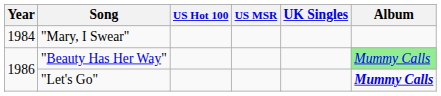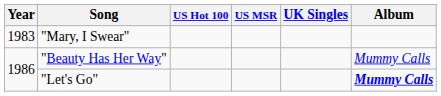(21, 36) 1984 -> (21, 36) 1983
(392, 58) lightgreen background -> (392, 58) no background
